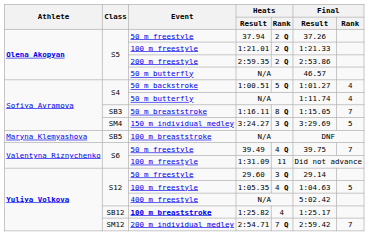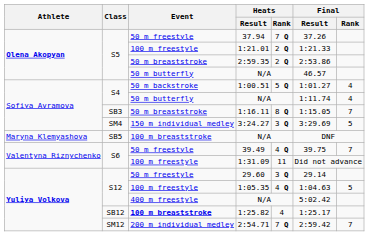(282, 35) 2 Q -> (282, 35) 7 Q
(164, 61) 200 m freestyle -> (169, 61) 50 m breaststroke
